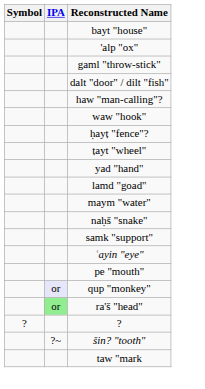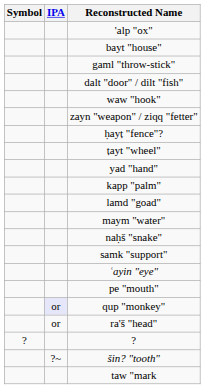rows swapped: (119, 47) <-> (119, 30)
- row: (119, 99)
+ row: (134, 116)
+ row: (134, 185)
(56, 306) lightgreen background -> (56, 323) no background
